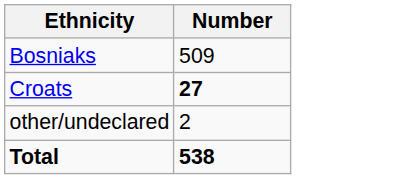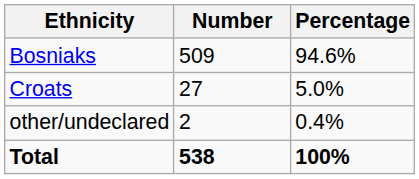+ column: (353, 21)
(191, 88) bold -> (191, 88) normal
